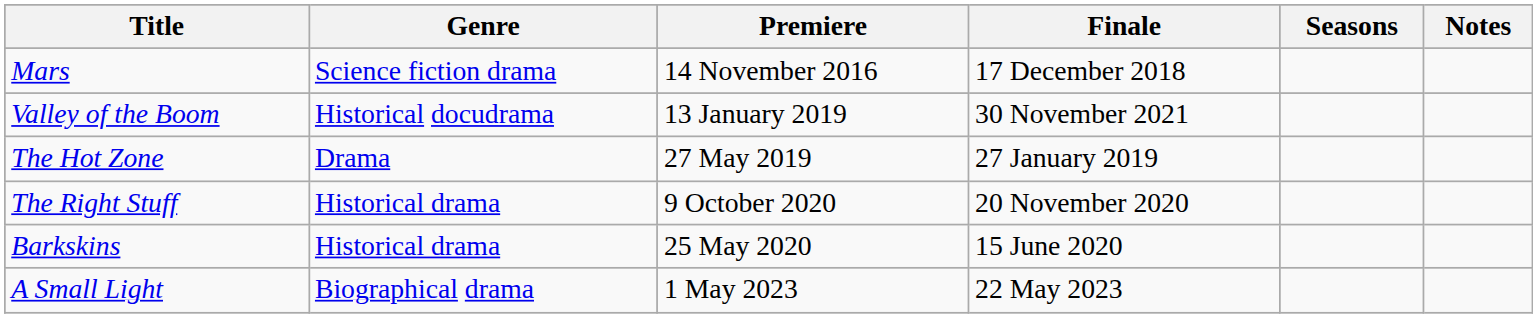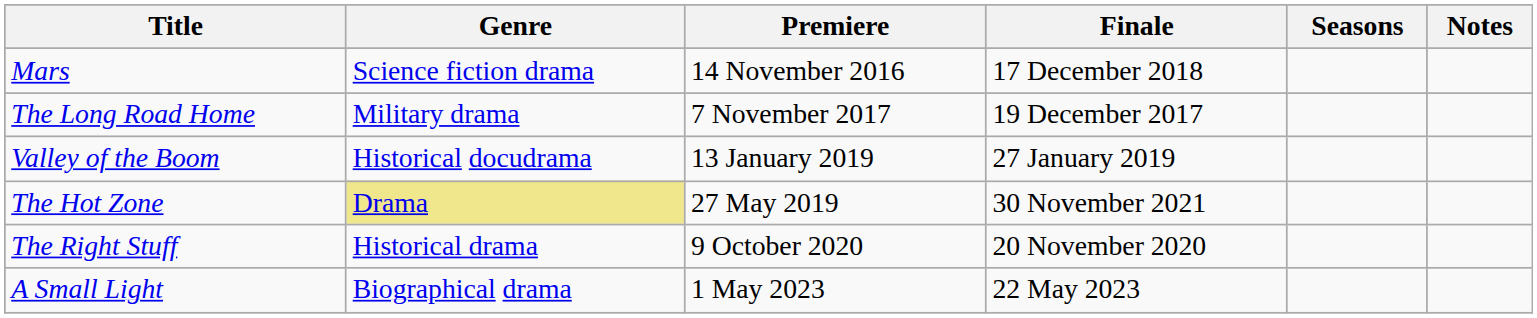+ row: (133, 114)
(1082, 114) 30 November 2021 -> (1084, 158) 27 January 2019
(353, 158) no background -> (390, 202) khaki background
(1067, 158) 27 January 2019 -> (1099, 202) 30 November 2021
- row: (66, 245)
